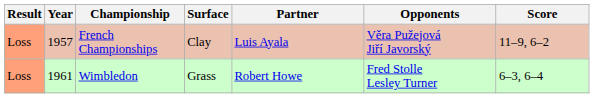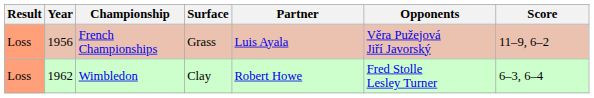(60, 41) 1957 -> (60, 41) 1956
(199, 41) Clay -> (202, 41) Grass
(60, 75) 1961 -> (60, 75) 1962
(202, 75) Grass -> (199, 75) Clay
